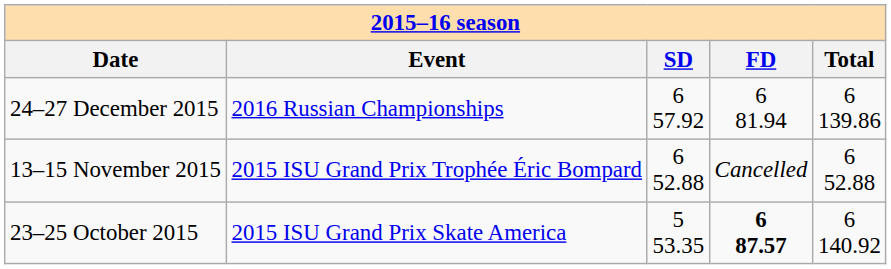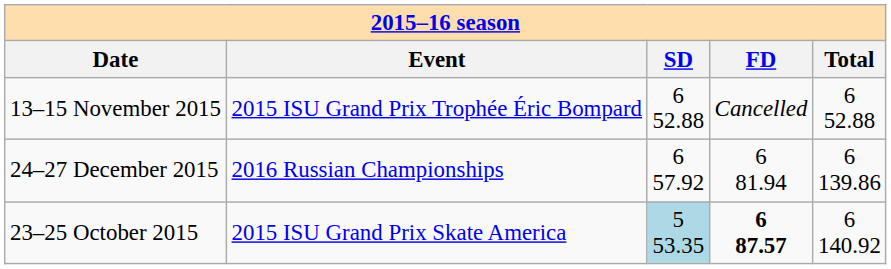rows swapped: (114, 108) <-> (115, 170)
(678, 232) no background -> (678, 232) lightblue background
